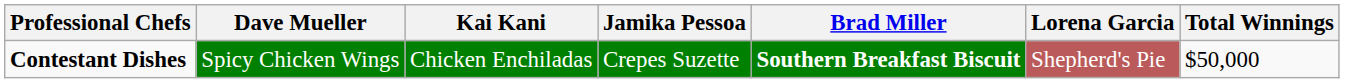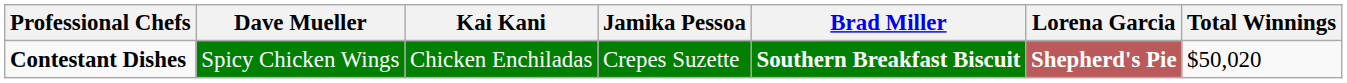(1098, 58) normal -> (1104, 58) bold
(1222, 58) $50,000 -> (1224, 58) $50,020
